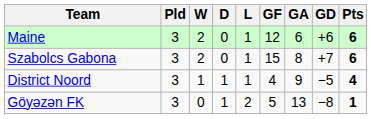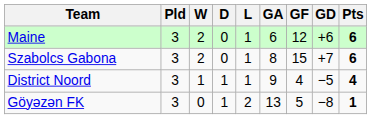columns swapped: (272, 15) <-> (299, 15)
